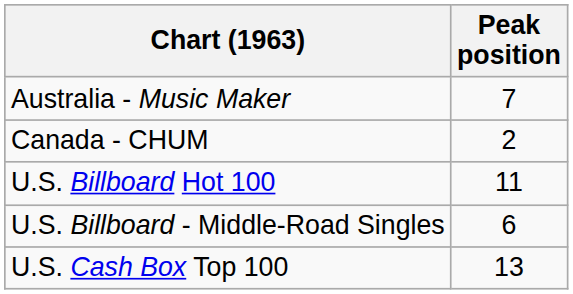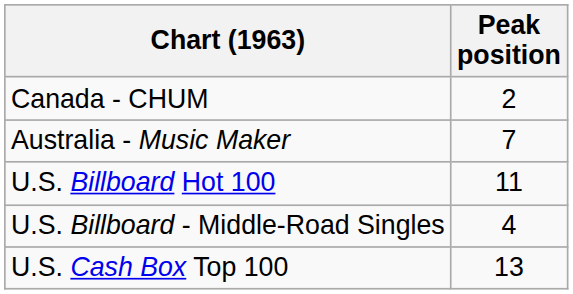rows swapped: (151, 98) <-> (110, 140)
(509, 225) 6 -> (509, 225) 4
